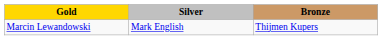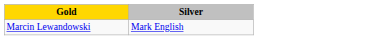- column: (315, 12)
